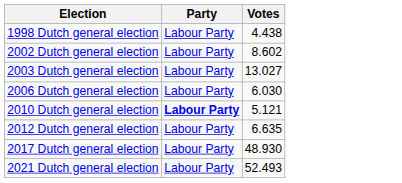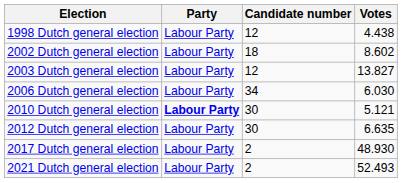+ column: (298, 14)
(263, 71) 13.027 -> (376, 71) 13.827
